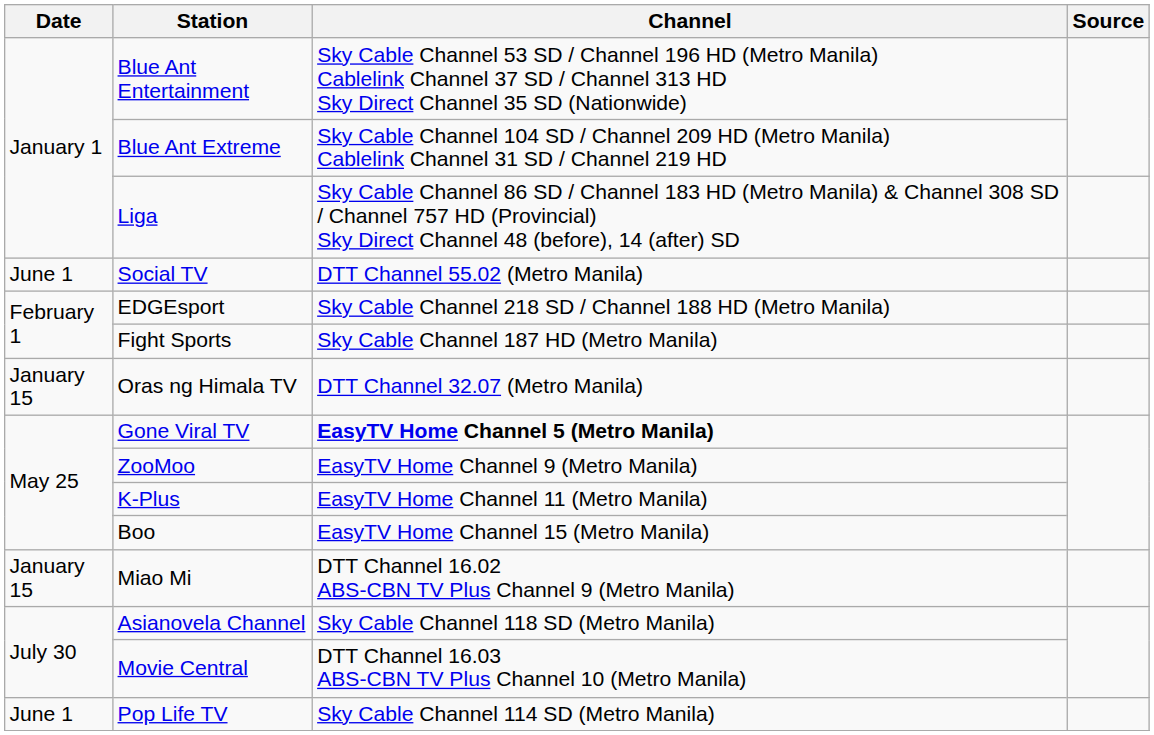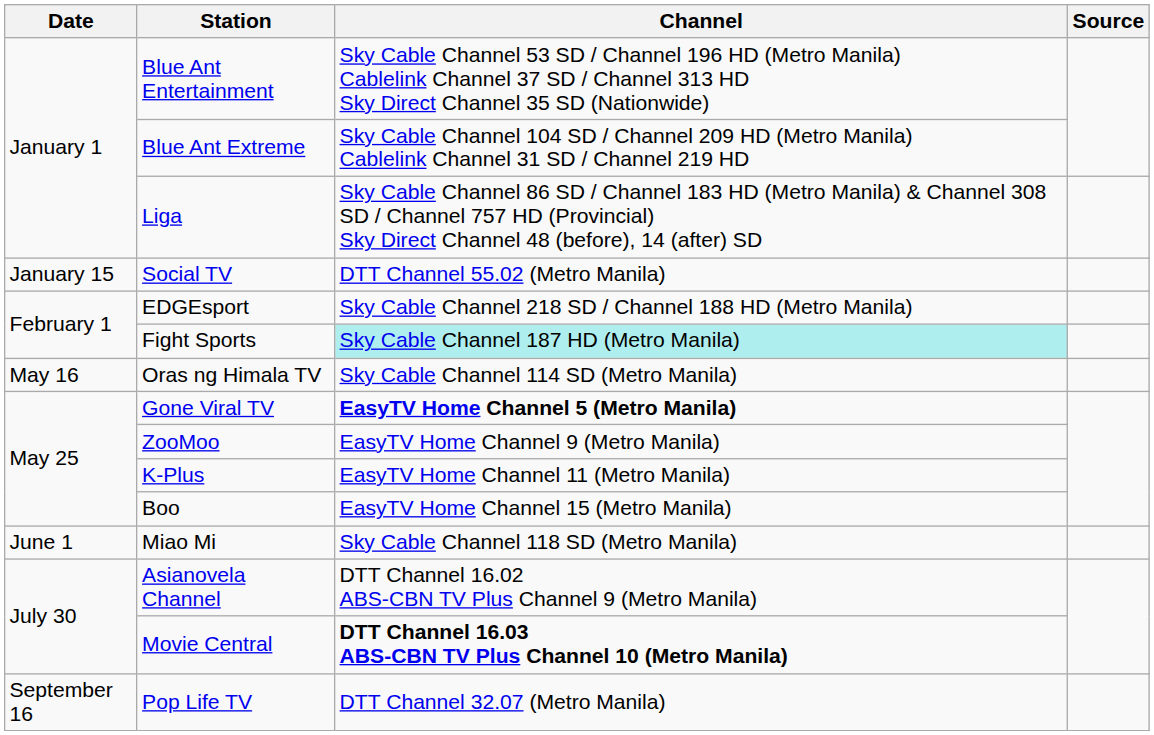(41, 274) June 1 -> (62, 274) January 15
(517, 341) no background -> (540, 341) paleturquoise background
(47, 386) January 15 -> (44, 374) May 16
(480, 386) DTT Channel 32.07 (Metro Manila) -> (538, 374) Sky Cable Channel 114 SD (Metro Manila)
(47, 577) January 15 -> (41, 541) June 1
(526, 577) DTT Channel 16.02 ABS-CBN TV Plus Channel 9 (Metro Manila) -> (538, 541) Sky Cable Channel 118 SD (Metro Manila)
(516, 623) Sky Cable Channel 118 SD (Metro Manila) -> (548, 587) DTT Channel 16.02 ABS-CBN TV Plus Channel 9 (Metro Manila)
(532, 668) normal -> (564, 644) bold
(41, 713) June 1 -> (61, 701) September 16
(516, 713) Sky Cable Channel 114 SD (Metro Manila) -> (503, 701) DTT Channel 32.07 (Metro Manila)
